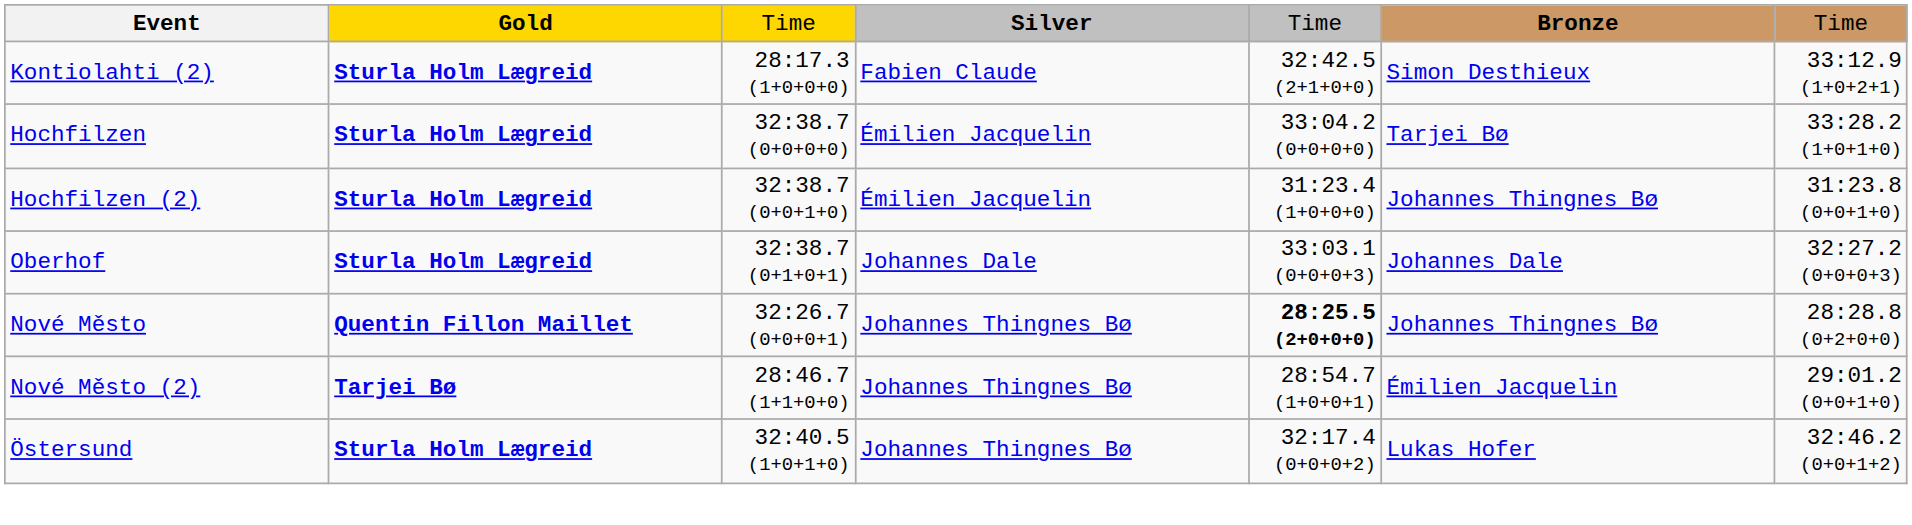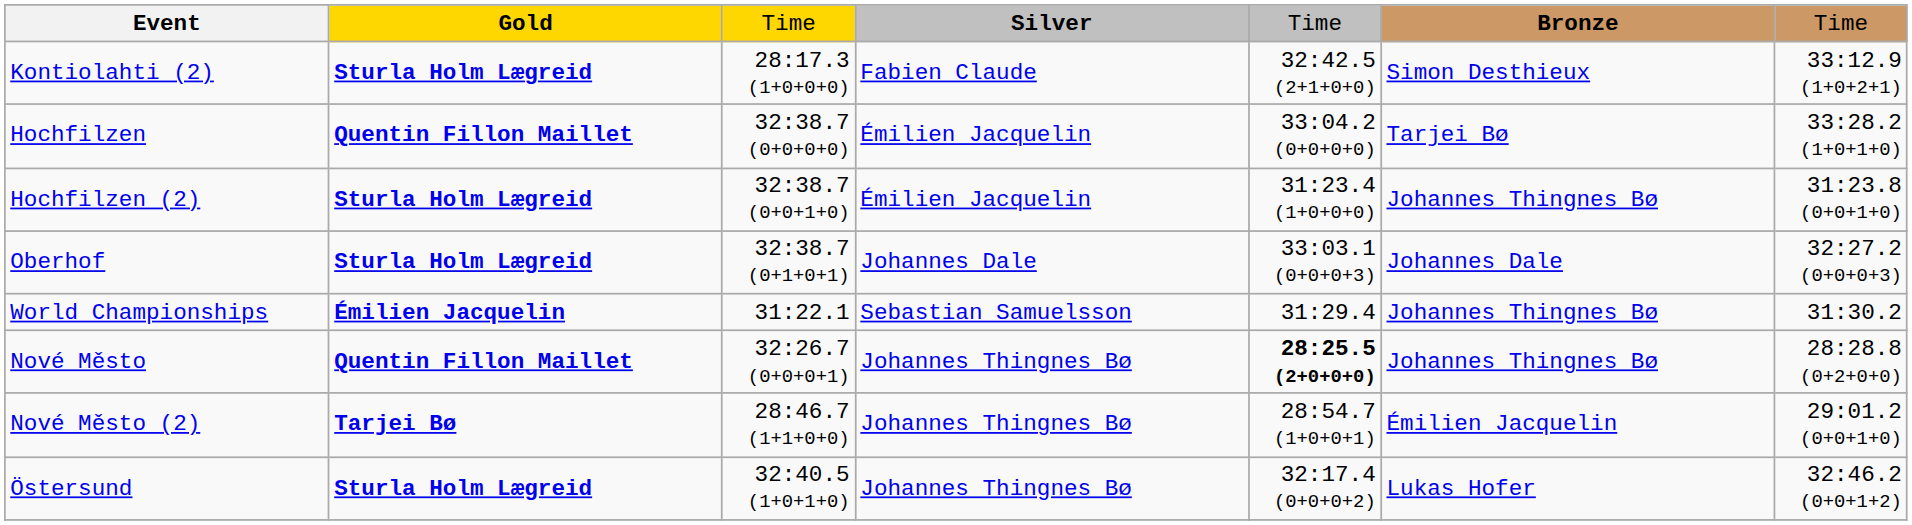(463, 136) Sturla Holm Lægreid -> (484, 136) Quentin Fillon Maillet
+ row: (139, 312)
